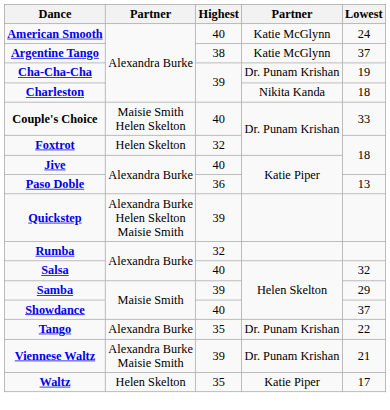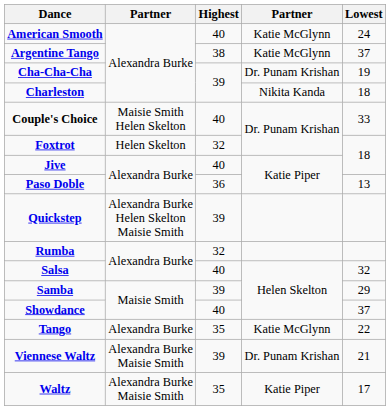(292, 329) Dr. Punam Krishan -> (292, 329) Katie McGlynn
(151, 382) Helen Skelton -> (151, 389) Alexandra Burke Maisie Smith
